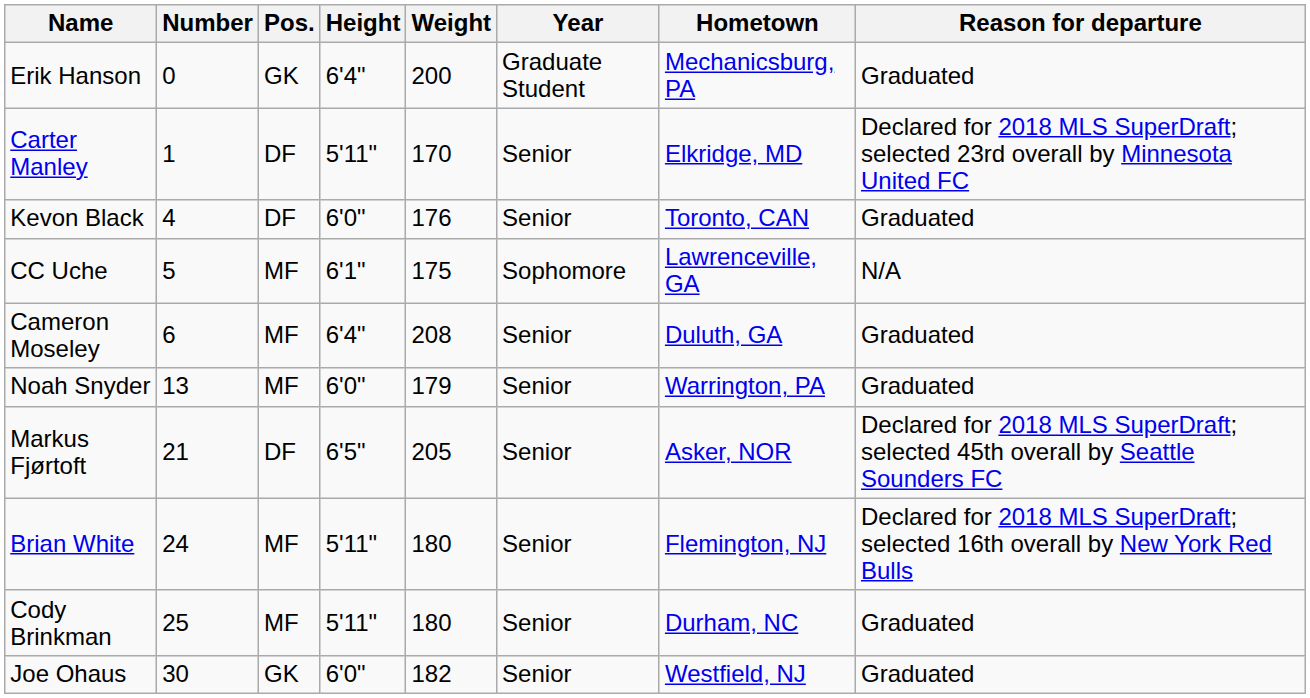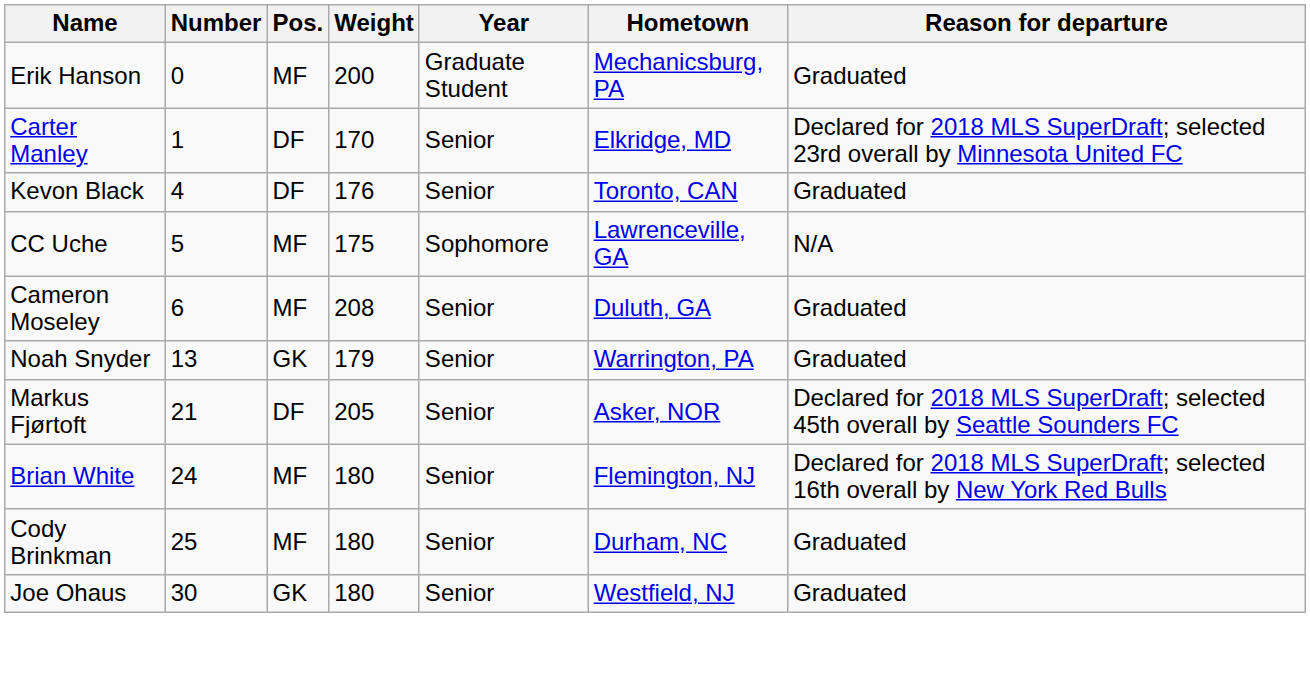- column: (363, 23)
(281, 75) GK -> (290, 75) MF
(281, 386) MF -> (290, 359) GK
(432, 674) 182 -> (354, 593) 180
